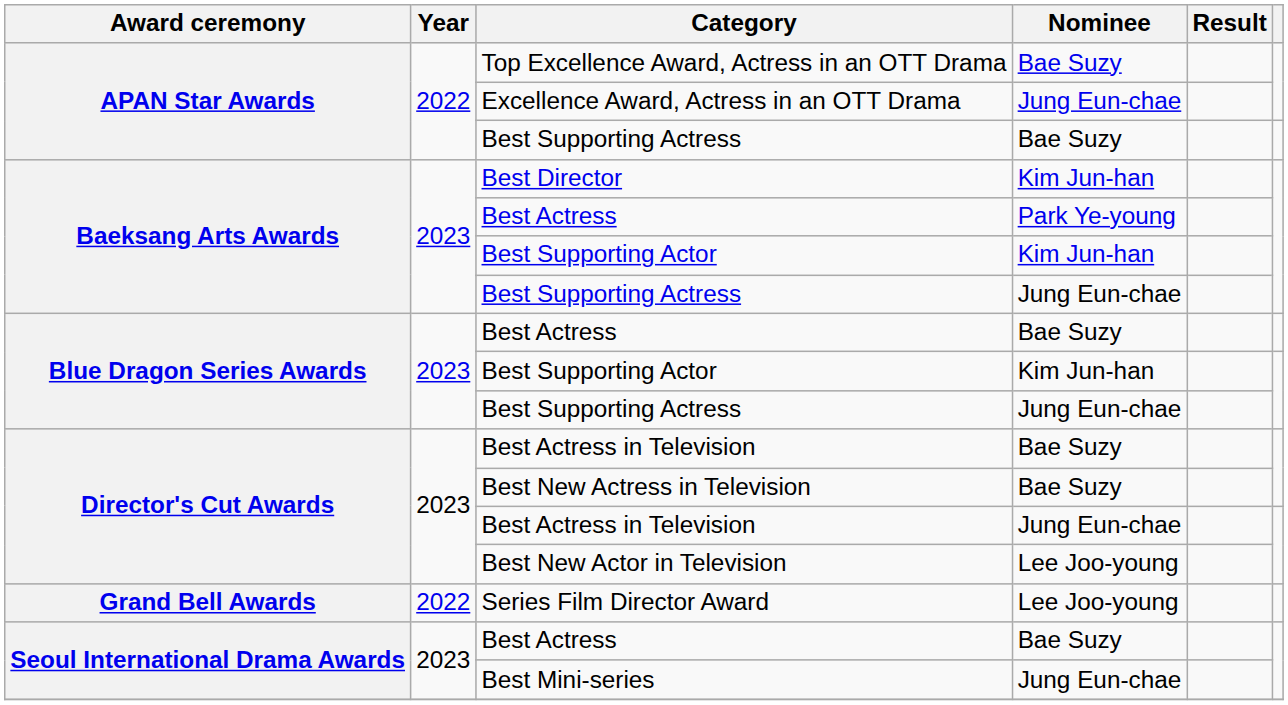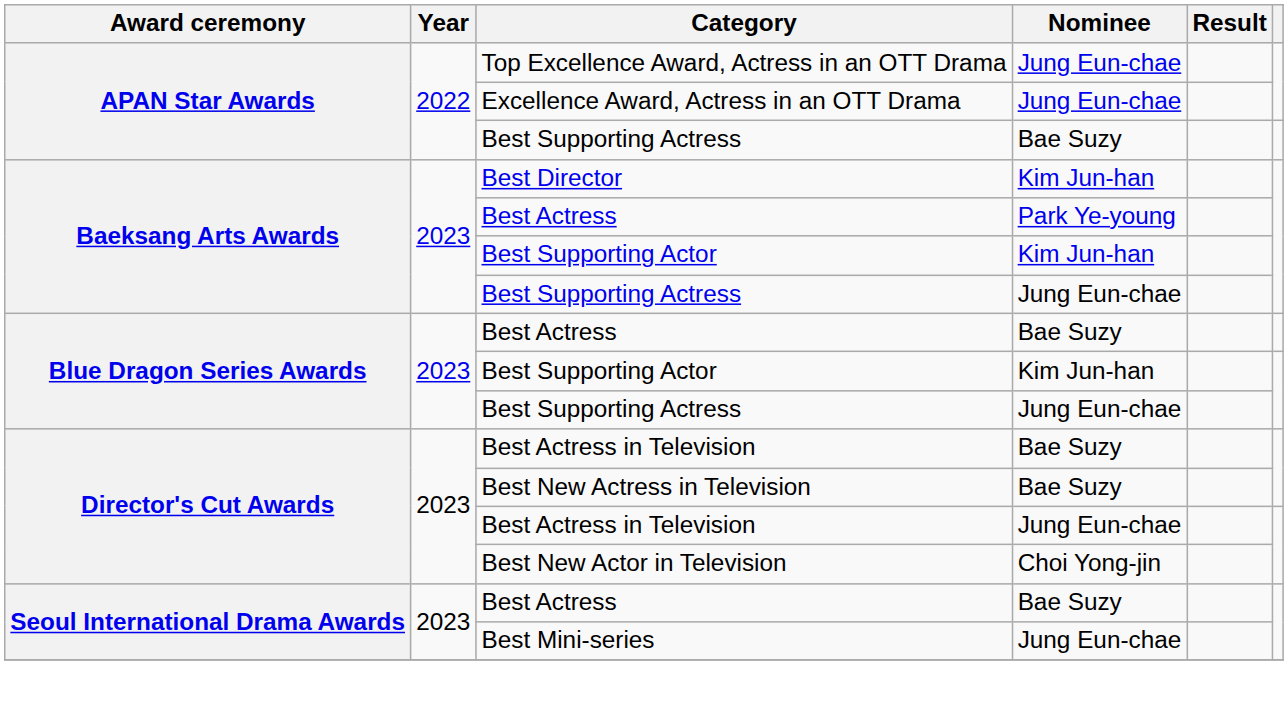(1070, 62) Bae Suzy -> (1099, 62) Jung Eun-chae
(1098, 563) Lee Joo-young -> (1089, 563) Choi Yong-jin
- row: (208, 602)
